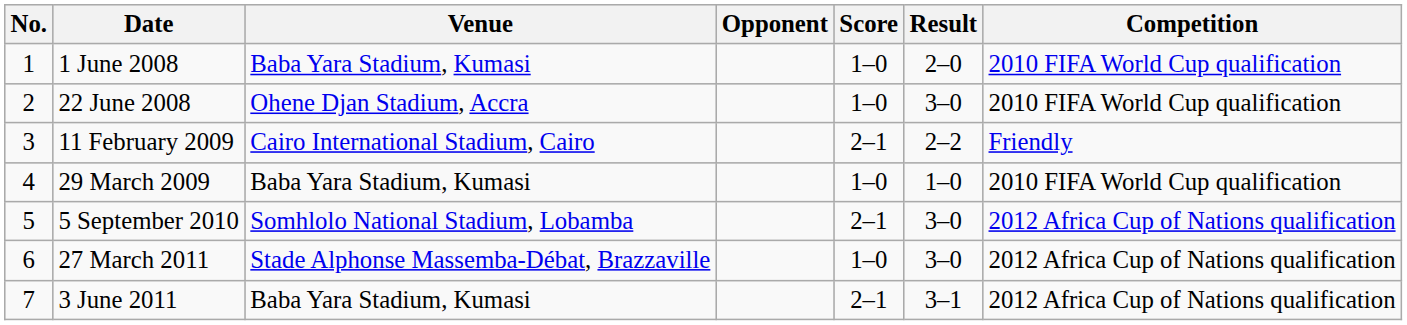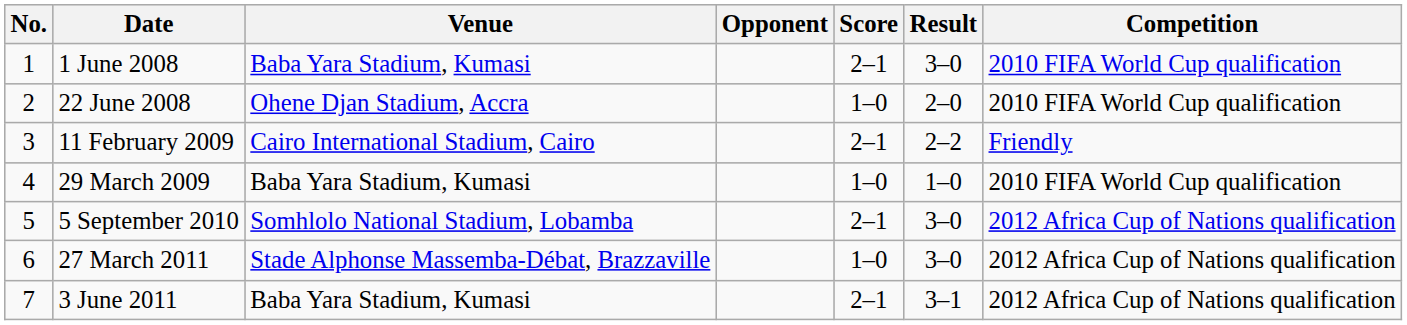(869, 63) 1–0 -> (869, 63) 2–1
(943, 63) 2–0 -> (943, 63) 3–0
(943, 102) 3–0 -> (943, 102) 2–0
